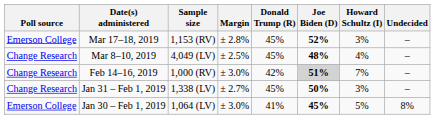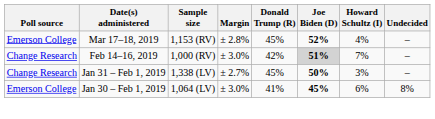(362, 39) 3% -> (362, 39) 4%
- row: (124, 56)
(362, 106) 5% -> (362, 89) 6%
